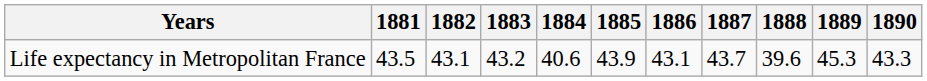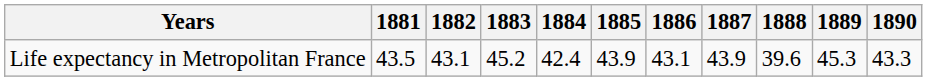(506, 57) 43.2 -> (506, 57) 45.2
(561, 57) 40.6 -> (561, 57) 42.4
(726, 57) 43.7 -> (726, 57) 43.9
